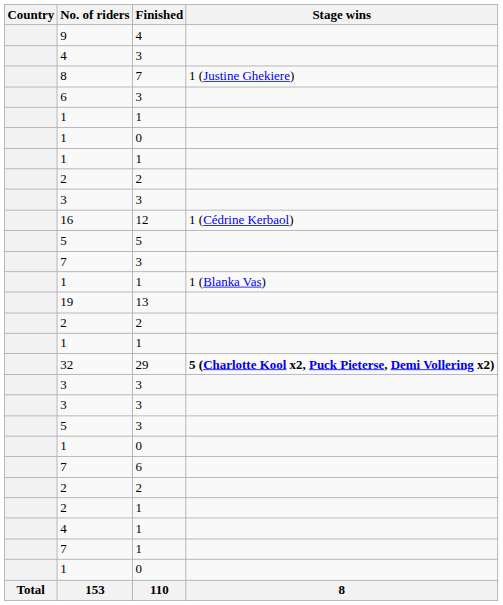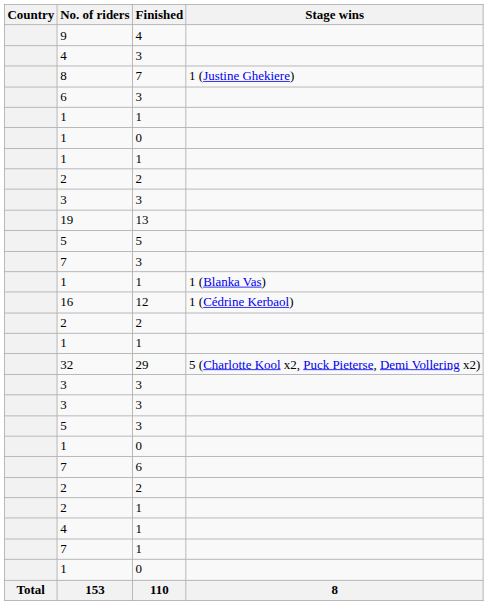rows swapped: (67, 220) <-> (67, 302)
(342, 364) bold -> (335, 364) normal
